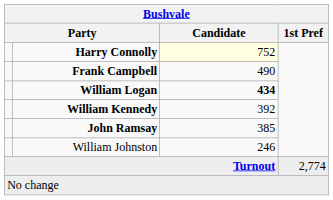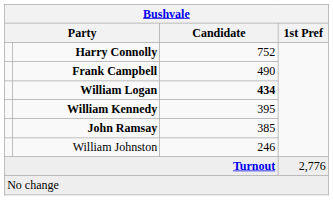(266, 52) lightyellow background -> (266, 52) no background
(266, 109) 392 -> (266, 109) 395
(312, 166) 2,774 -> (312, 166) 2,776
